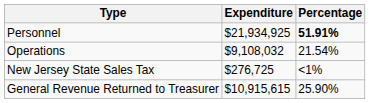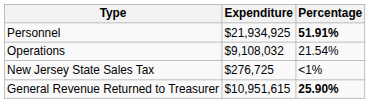(257, 88) $10,915,615 -> (257, 88) $10,951,615
(318, 88) normal -> (318, 88) bold
